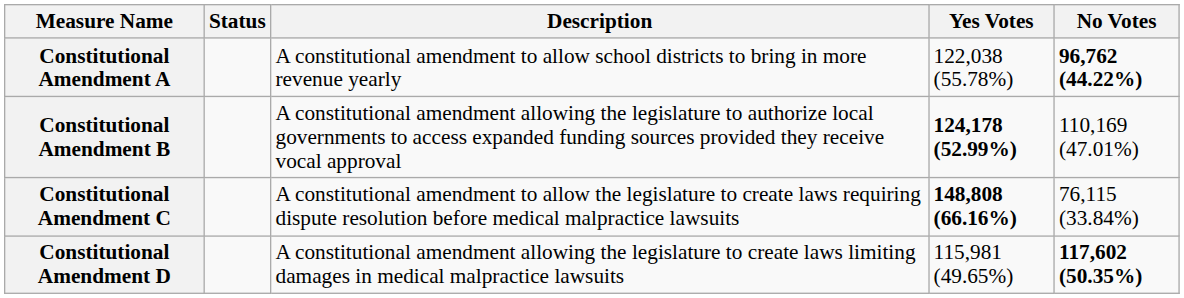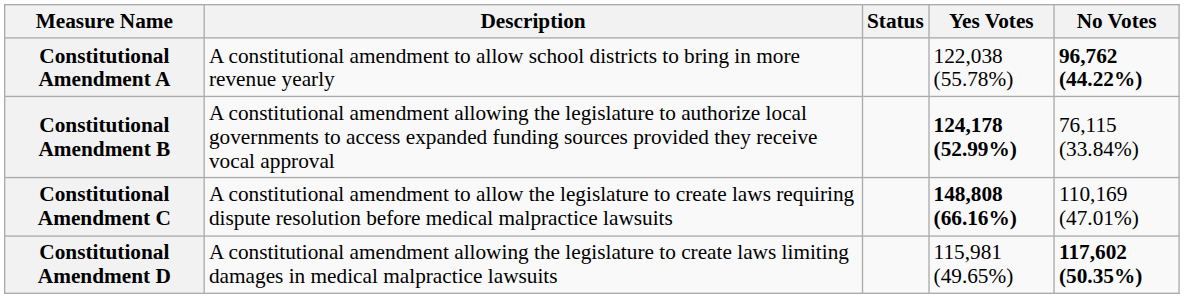columns swapped: (600, 21) <-> (237, 21)
(1099, 136) 110,169 (47.01%) -> (1099, 136) 76,115 (33.84%)
(1099, 206) 76,115 (33.84%) -> (1099, 206) 110,169 (47.01%)
